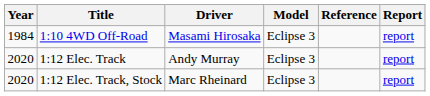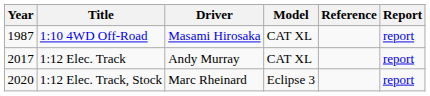(21, 36) 1984 -> (21, 36) 1987
(291, 36) Eclipse 3 -> (289, 36) CAT XL
(21, 57) 2020 -> (21, 57) 2017
(291, 57) Eclipse 3 -> (289, 57) CAT XL
